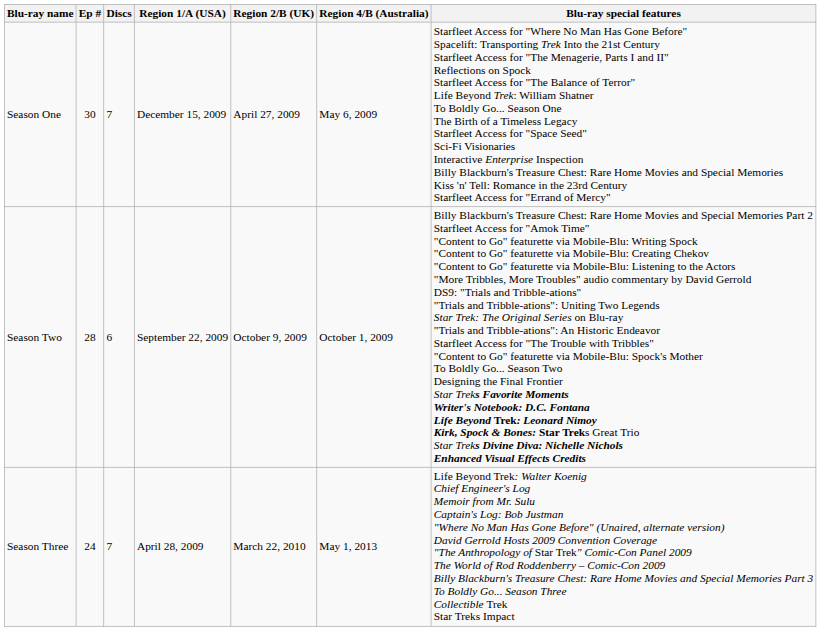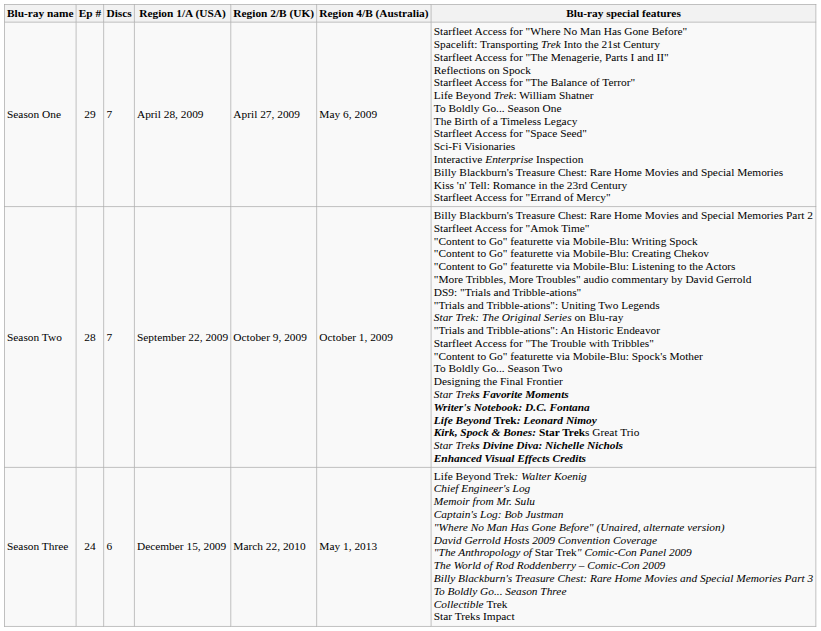(90, 114) 30 -> (90, 114) 29
(182, 114) December 15, 2009 -> (170, 114) April 28, 2009
(109, 337) 6 -> (109, 337) 7
(109, 546) 7 -> (109, 546) 6
(170, 546) April 28, 2009 -> (182, 546) December 15, 2009
